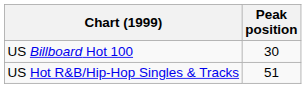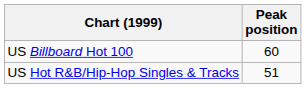(271, 51) 30 -> (271, 51) 60
